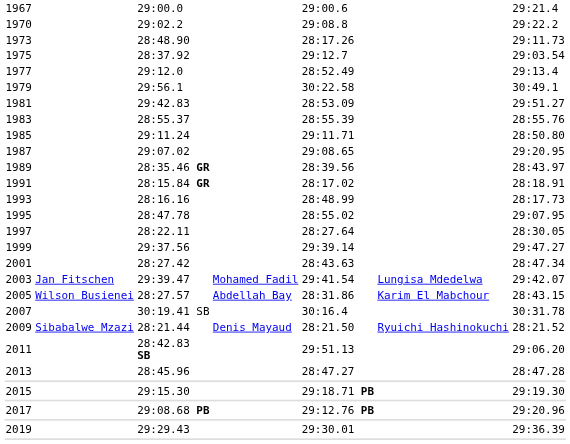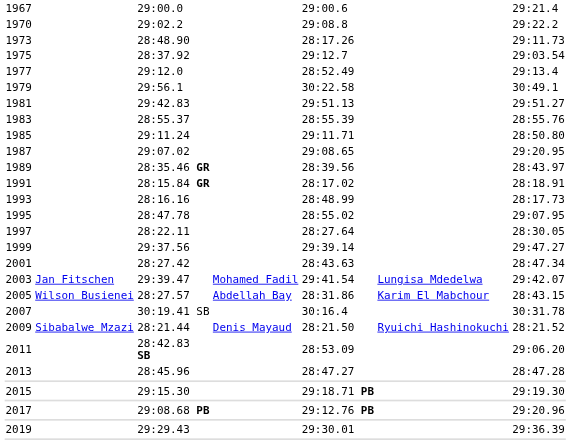(328, 104) 28:53.09 -> (328, 104) 29:51.13
(328, 349) 29:51.13 -> (328, 349) 28:53.09
